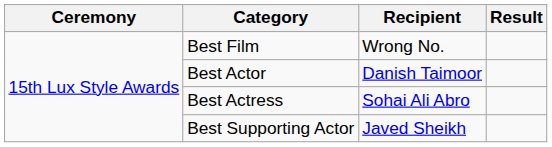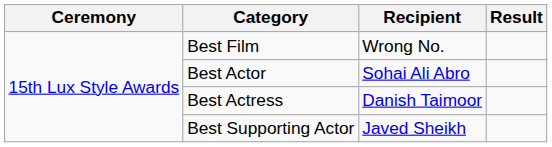(422, 73) Danish Taimoor -> (416, 73) Sohai Ali Abro
(416, 100) Sohai Ali Abro -> (422, 100) Danish Taimoor
